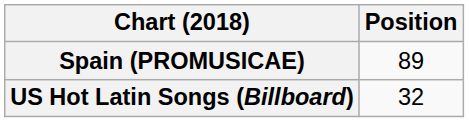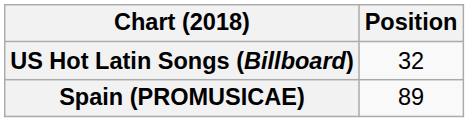rows swapped: (182, 60) <-> (182, 97)
